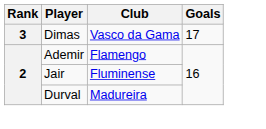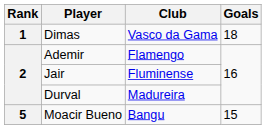(23, 34) 3 -> (23, 34) 1
(192, 34) 17 -> (230, 34) 18
+ row: (83, 114)
